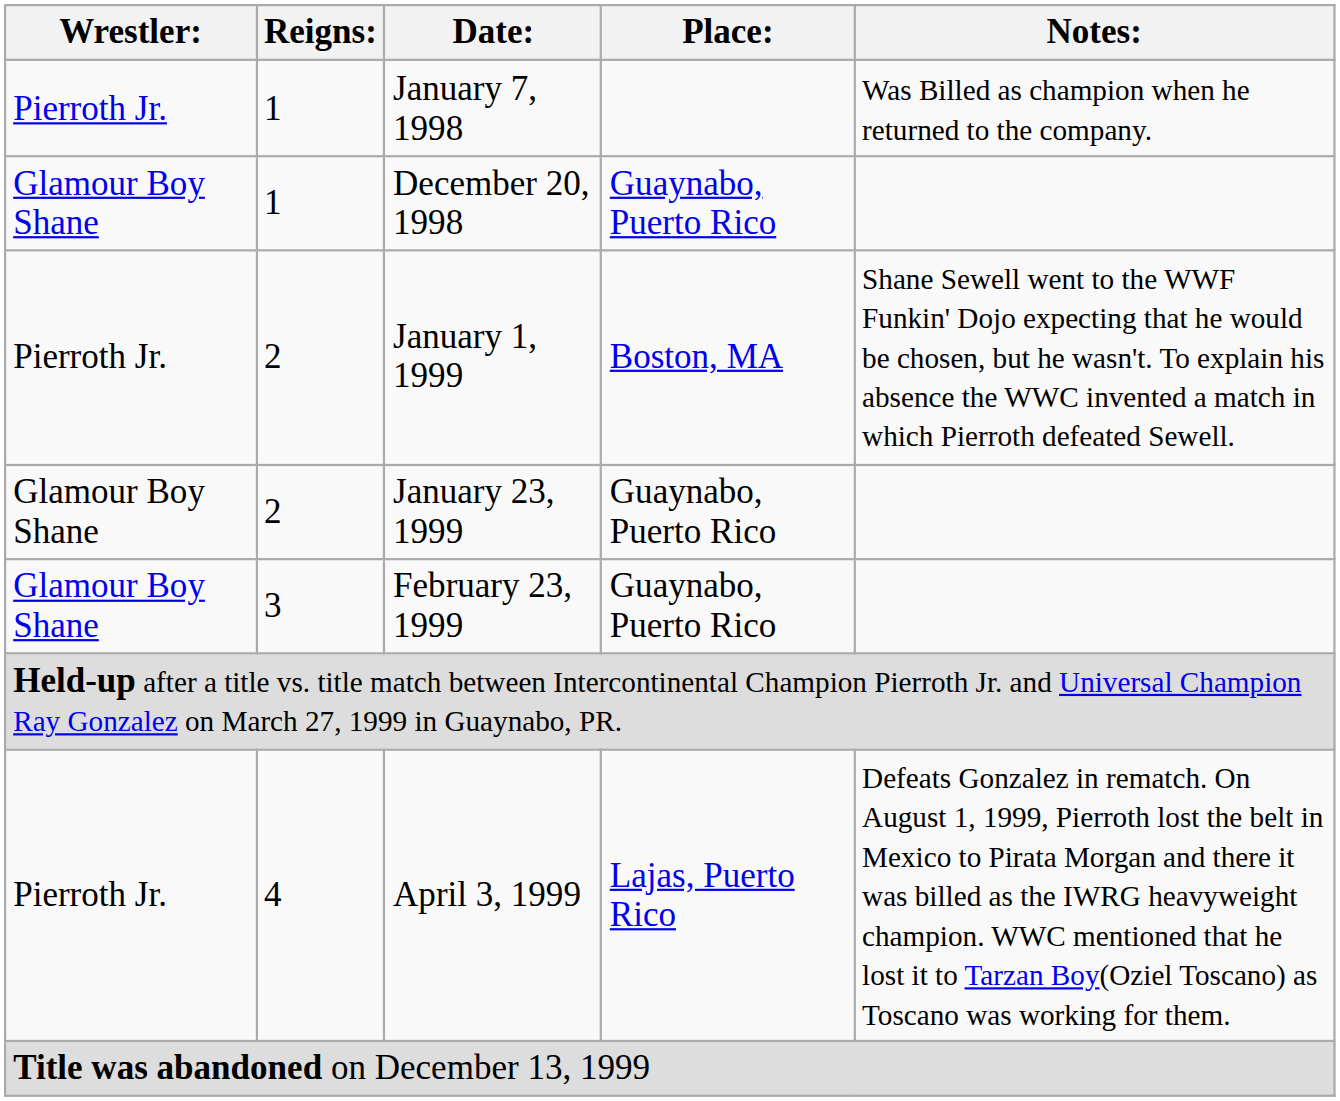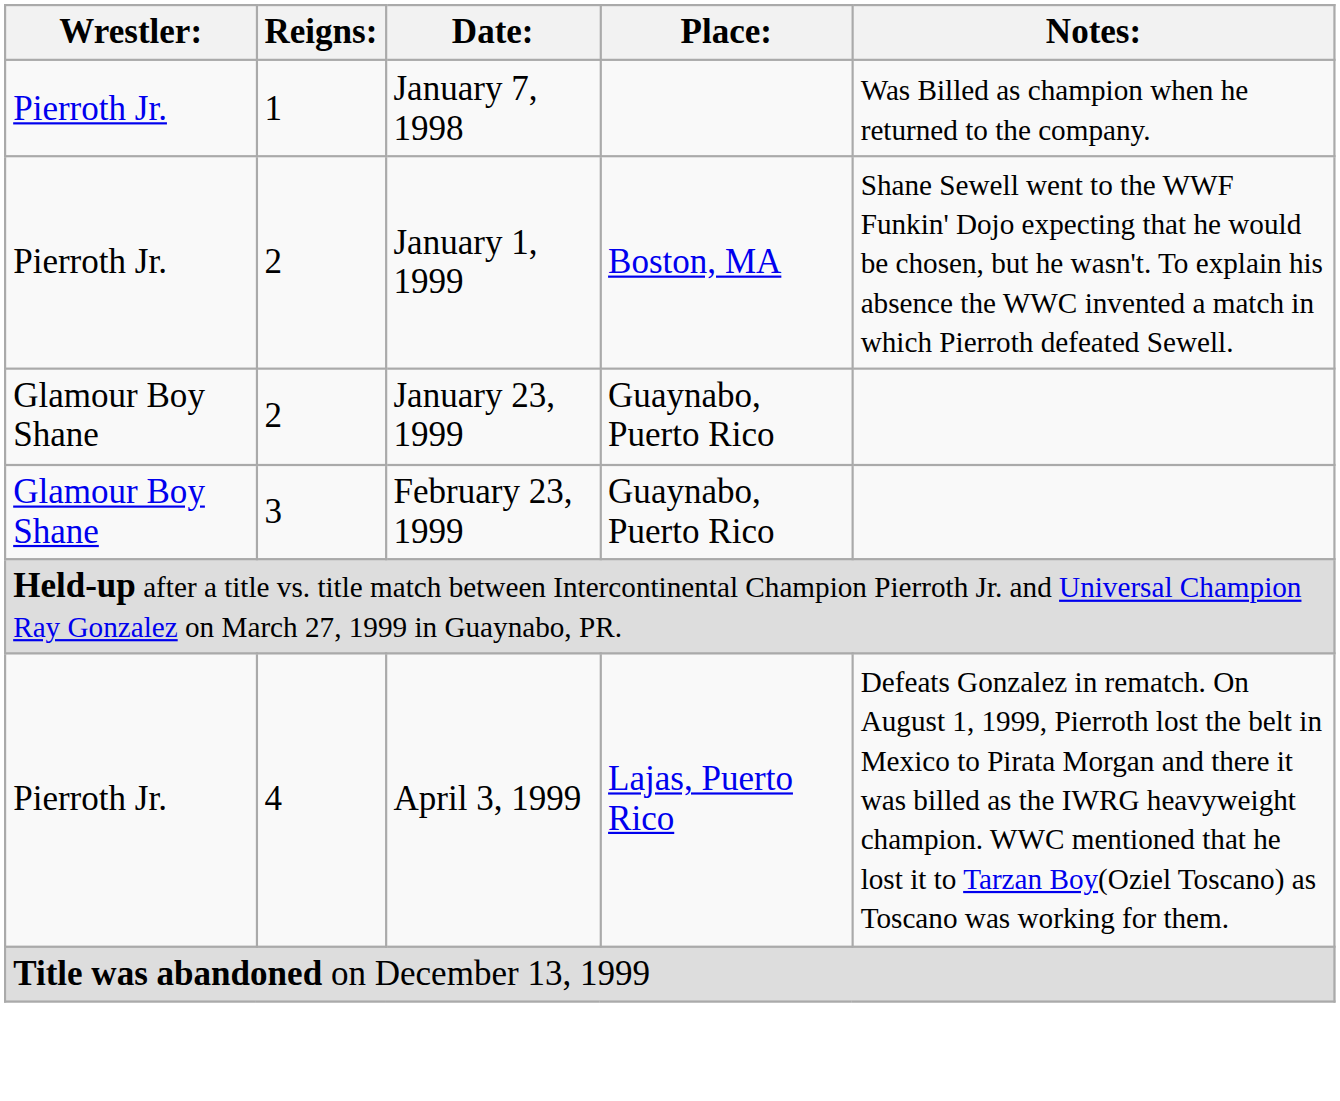- row: (491, 202)
